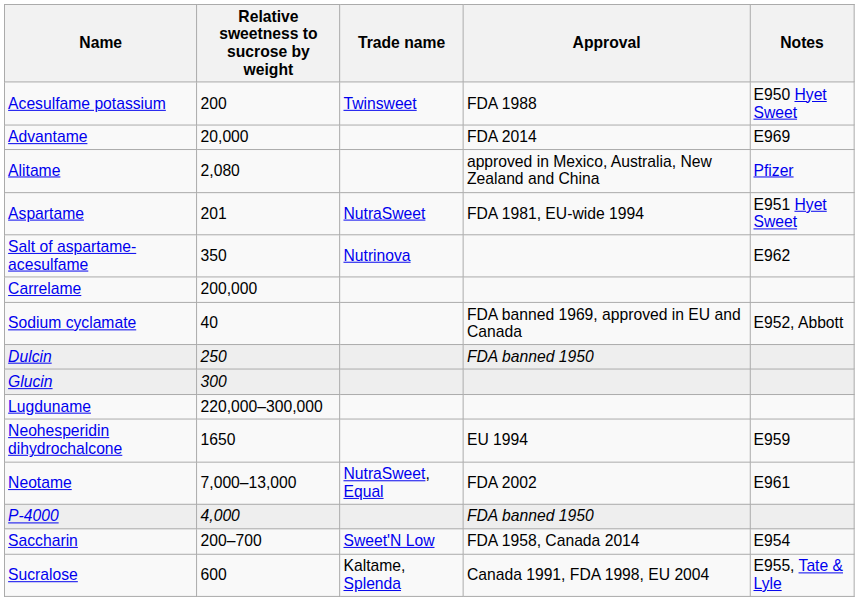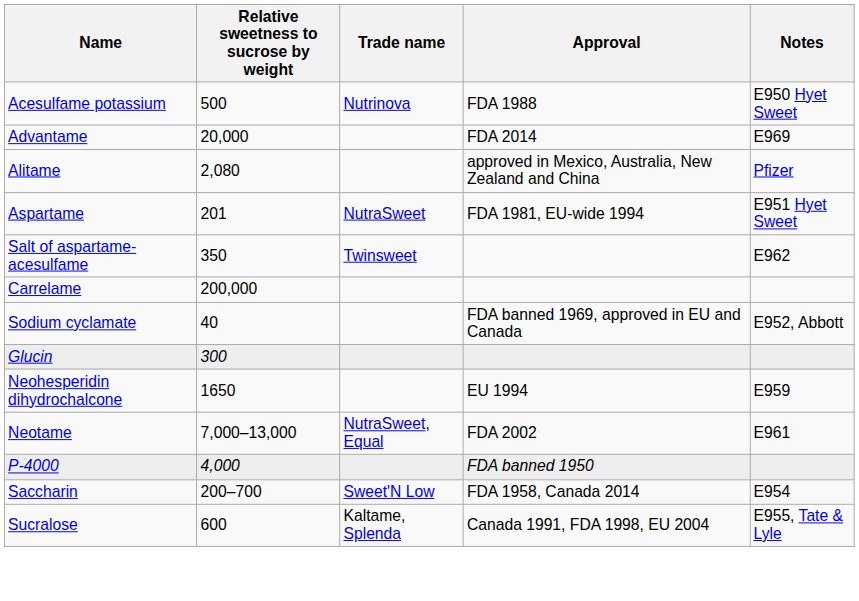(214, 103) 200 -> (214, 103) 500
(380, 103) Twinsweet -> (377, 103) Nutrinova
(377, 255) Nutrinova -> (380, 255) Twinsweet
- row: (30, 356)
- row: (50, 406)
